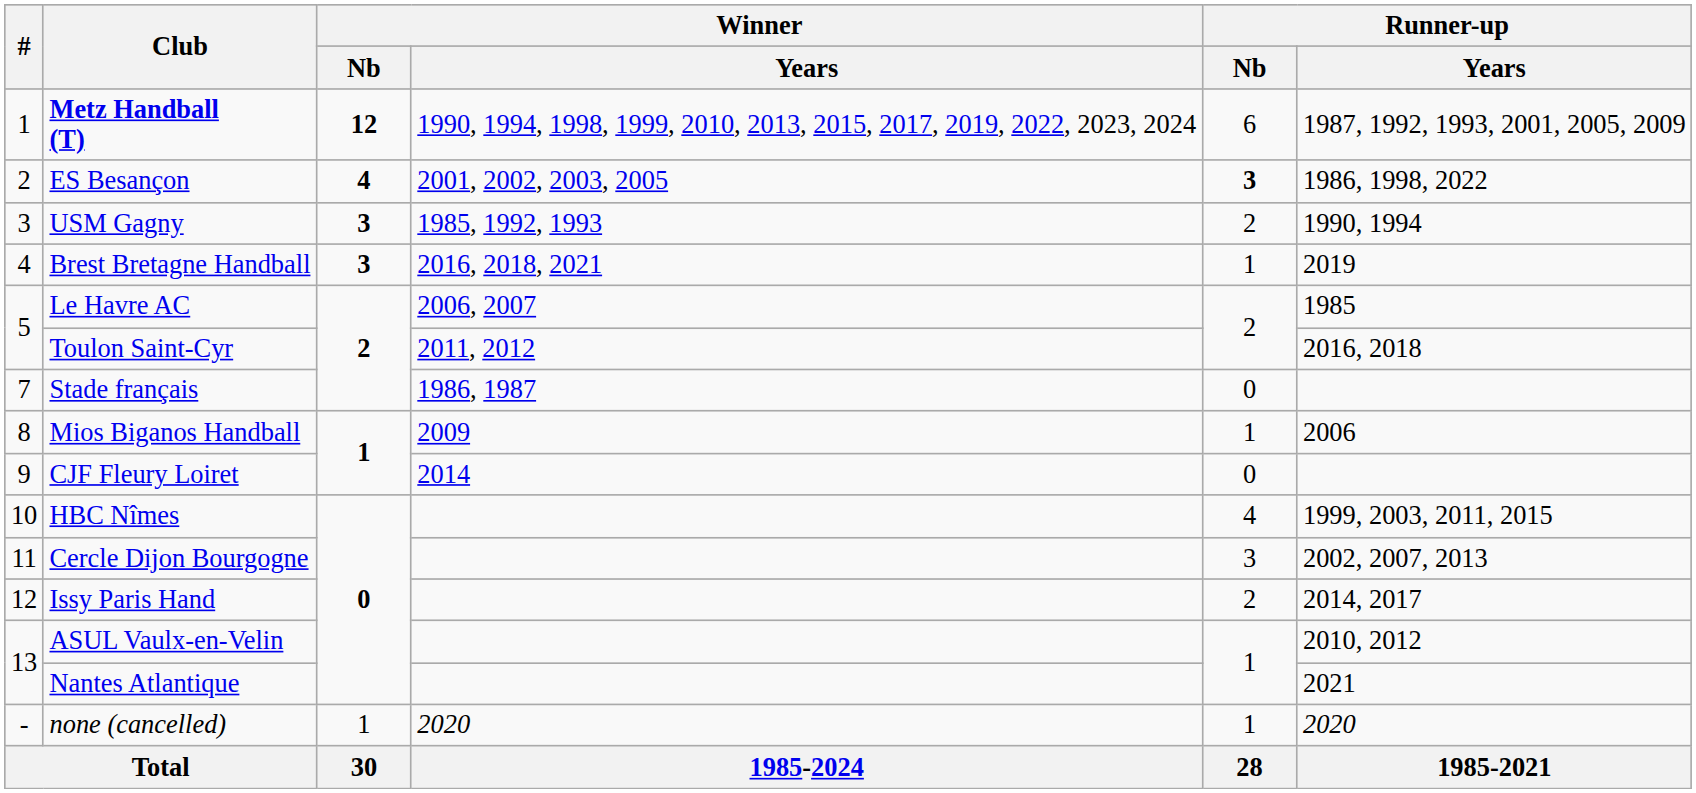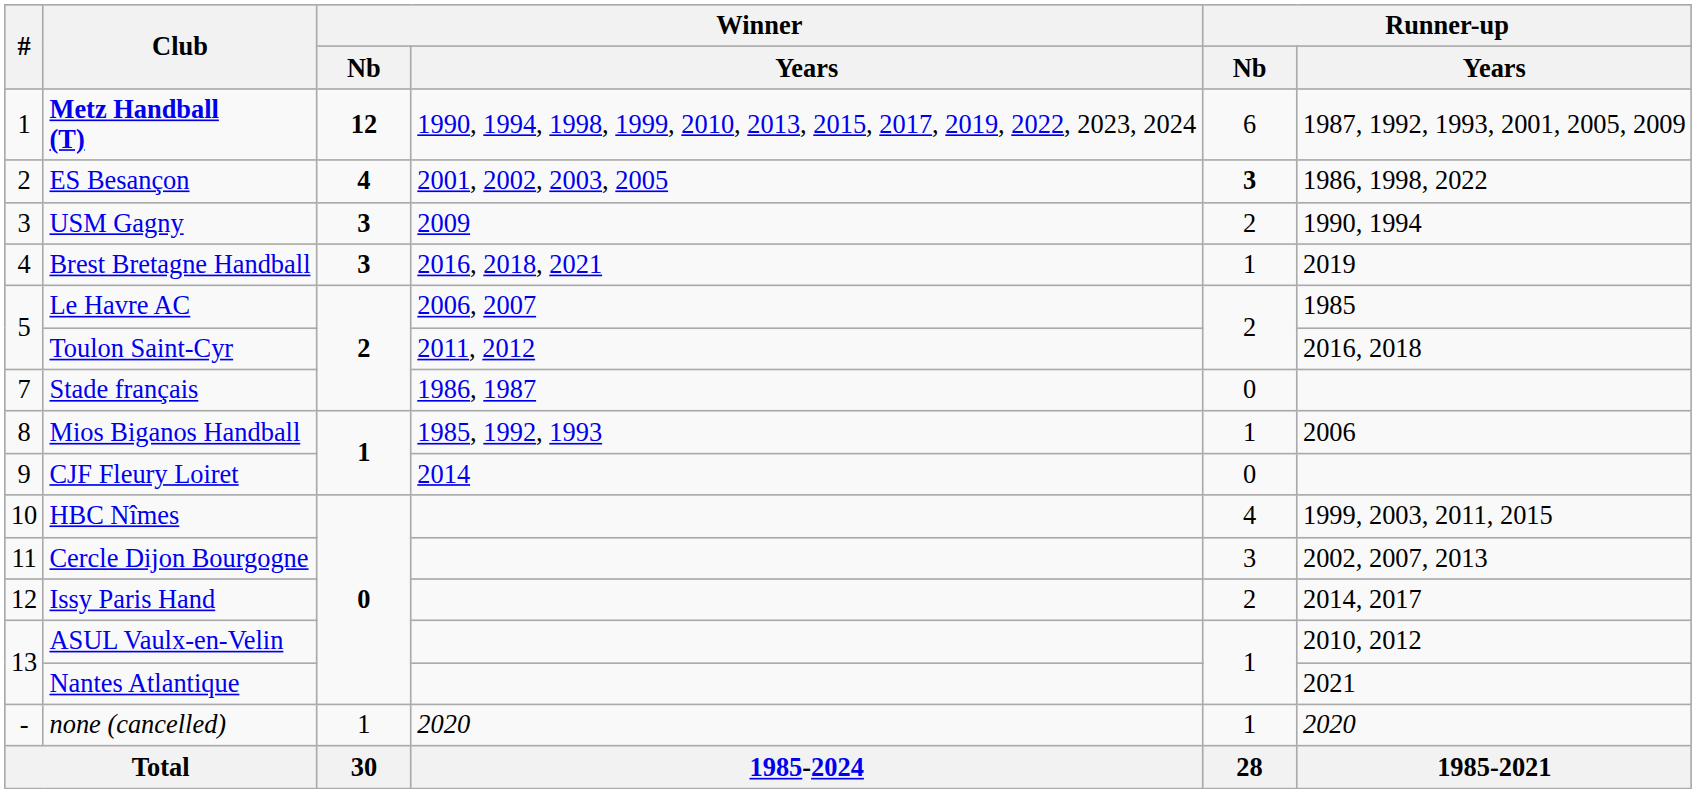(510, 222) 1985, 1992, 1993 -> (444, 222) 2009
(444, 431) 2009 -> (510, 431) 1985, 1992, 1993
